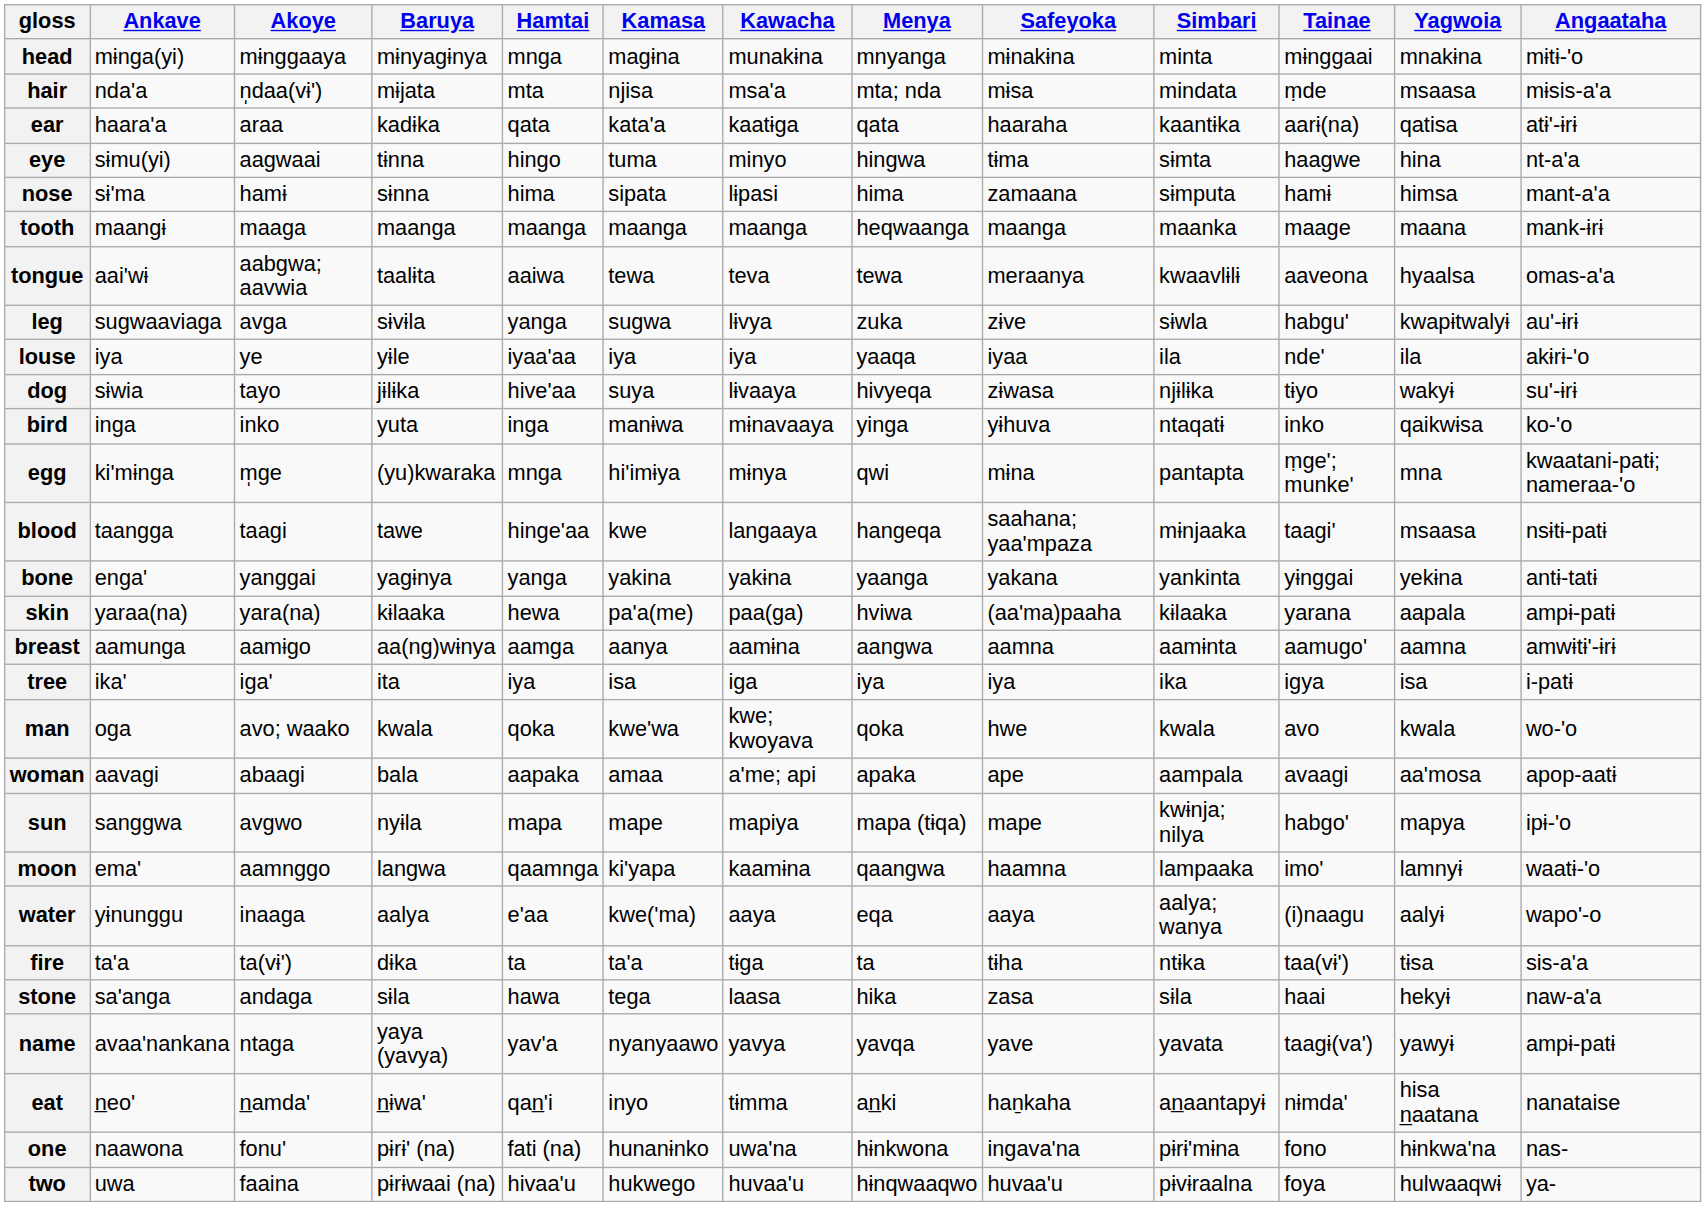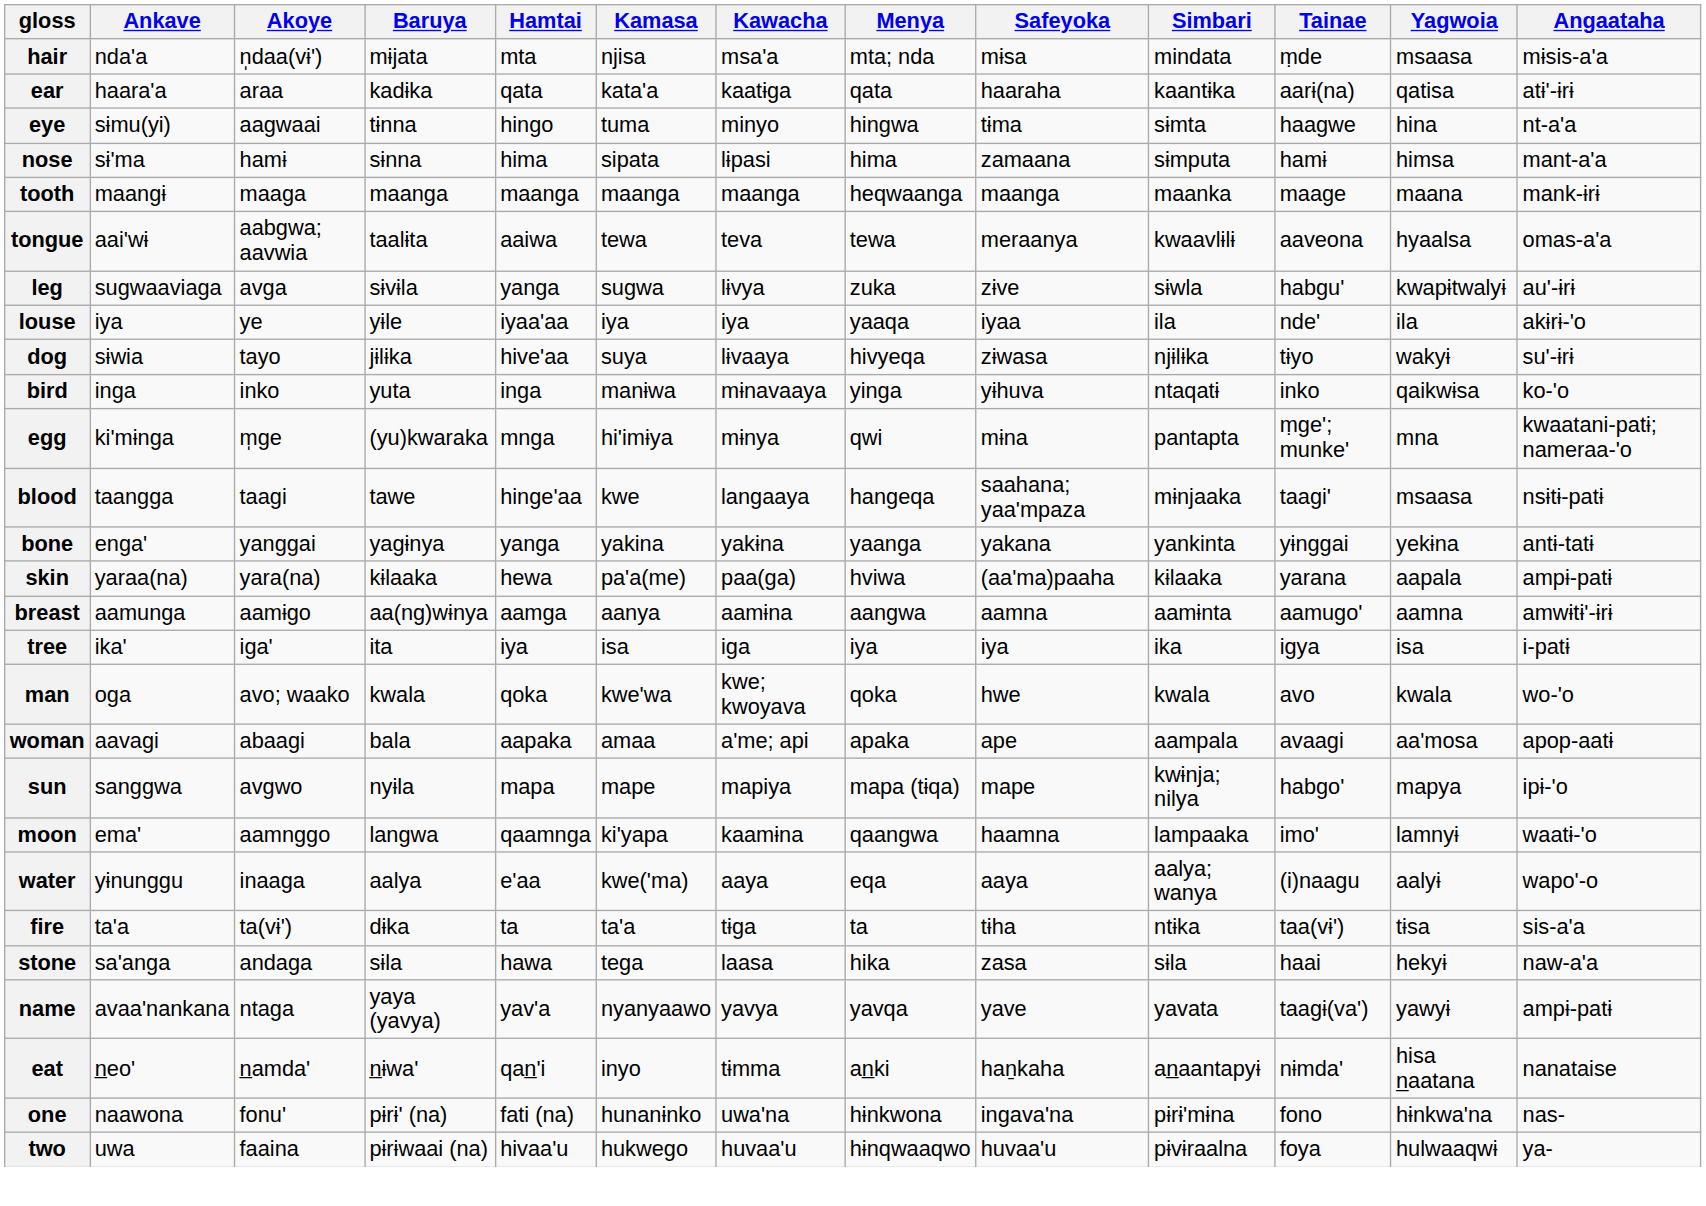- row: (47, 56)
